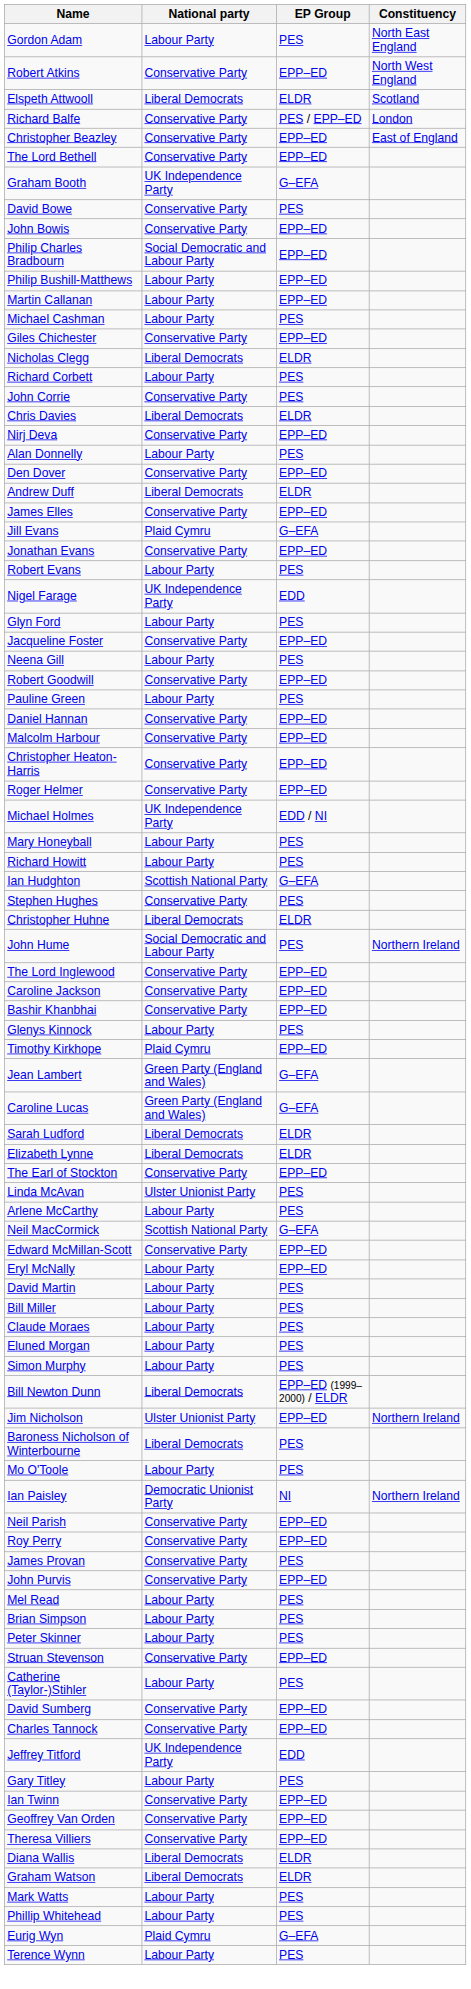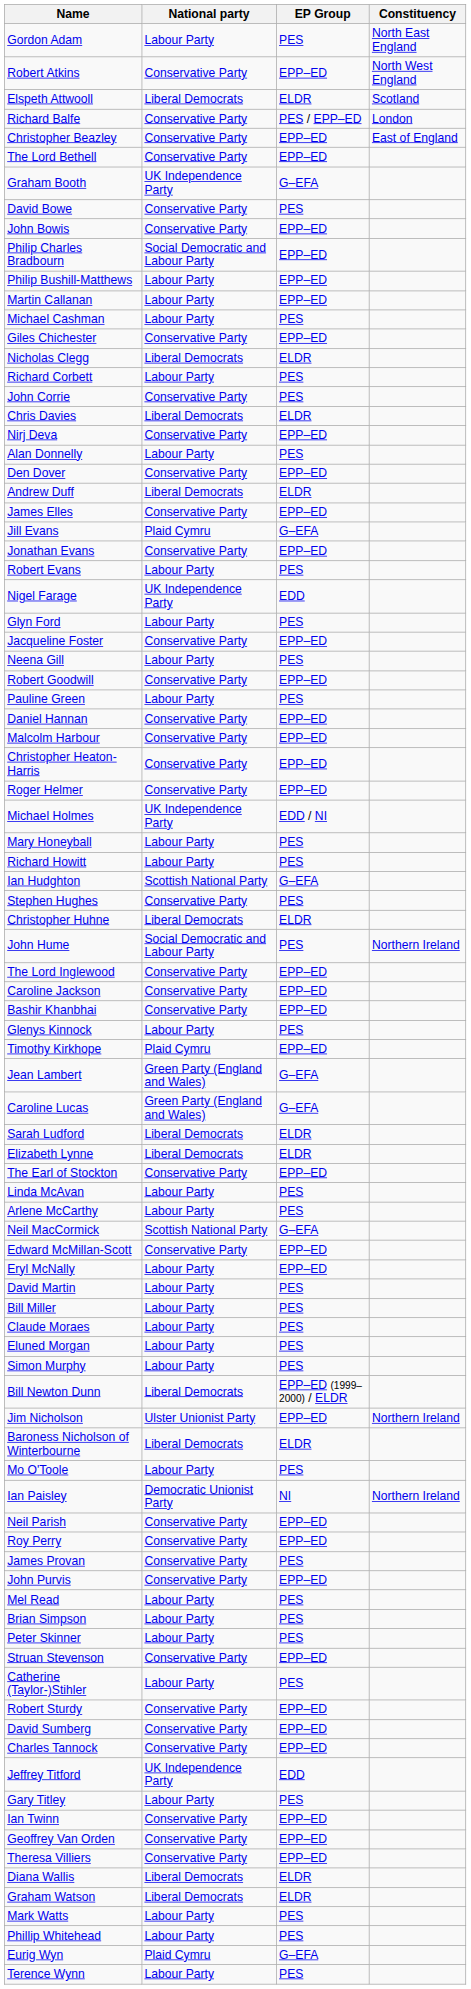(200, 1192) Ulster Unionist Party -> (179, 1192) Labour Party
(291, 1444) PES -> (295, 1444) ELDR
+ row: (45, 1709)
